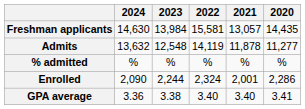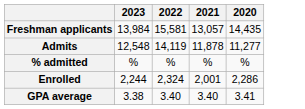- column: (133, 12)
